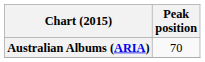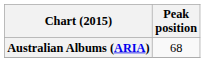(176, 47) 70 -> (176, 47) 68
